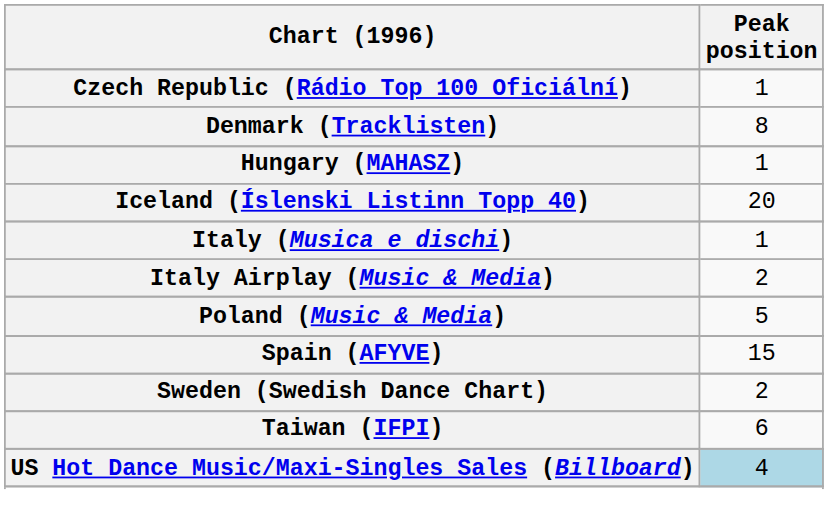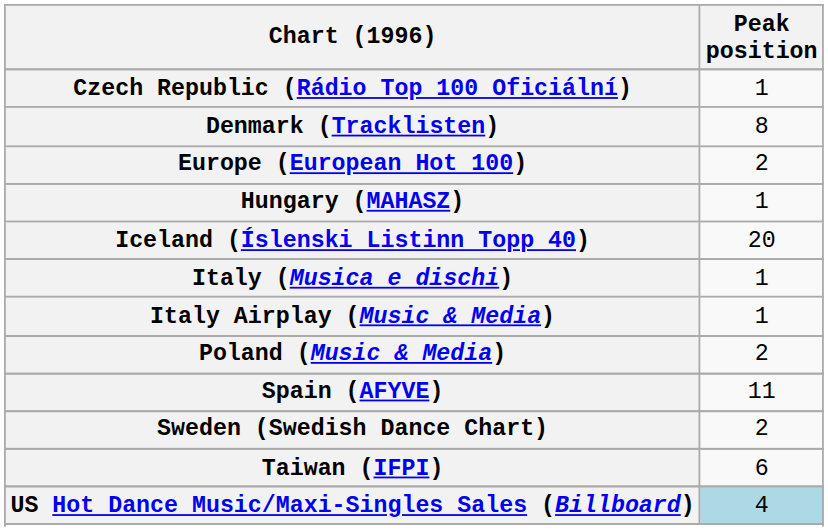+ row: (353, 164)
(762, 278) 2 -> (762, 316) 1
(762, 316) 5 -> (762, 354) 2
(762, 354) 15 -> (762, 392) 11
